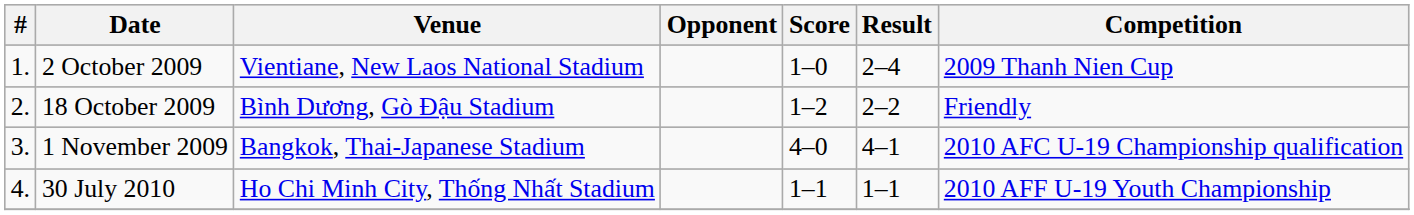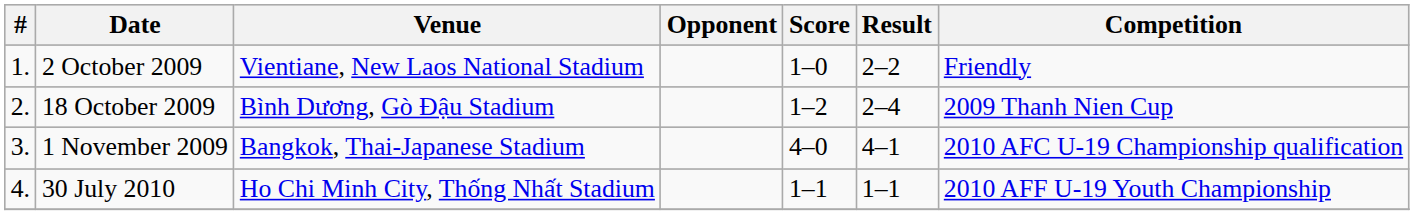(881, 65) 2–4 -> (881, 65) 2–2
(1058, 65) 2009 Thanh Nien Cup -> (987, 65) Friendly
(881, 106) 2–2 -> (881, 106) 2–4
(987, 106) Friendly -> (1058, 106) 2009 Thanh Nien Cup
